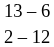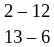rows swapped: (27, 11) <-> (27, 36)
